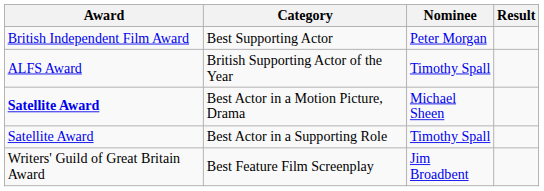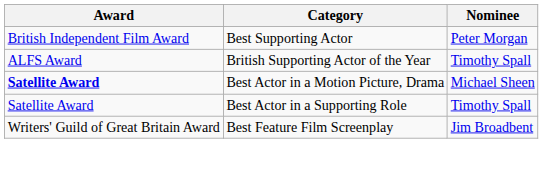- column: (516, 15)
